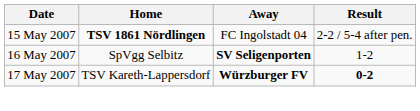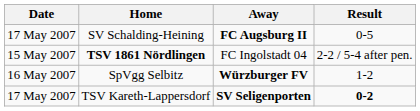+ row: (146, 34)
(264, 55) SV Seligenporten -> (264, 75) Würzburger FV
(264, 75) Würzburger FV -> (264, 95) SV Seligenporten
